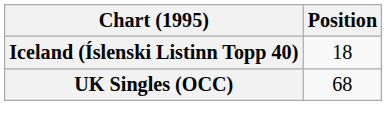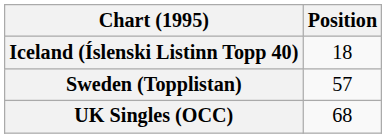+ row: (154, 84)
